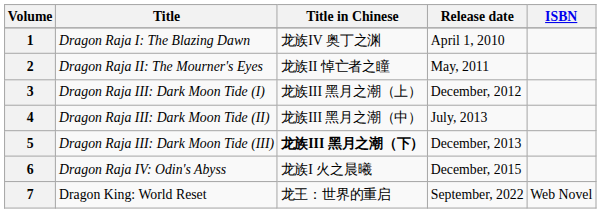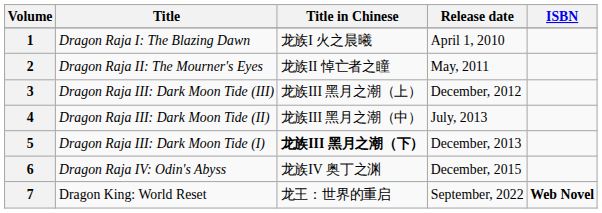(331, 40) 龙族IV 奥丁之渊 -> (326, 40) 龙族I 火之晨曦
(162, 92) Dragon Raja III: Dark Moon Tide (I) -> (167, 92) Dragon Raja III: Dark Moon Tide (III)
(167, 143) Dragon Raja III: Dark Moon Tide (III) -> (162, 143) Dragon Raja III: Dark Moon Tide (I)
(326, 169) 龙族I 火之晨曦 -> (331, 169) 龙族IV 奥丁之渊
(561, 194) normal -> (562, 194) bold
